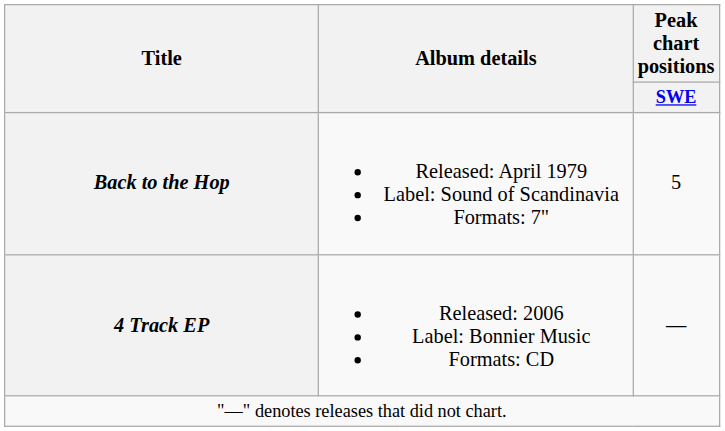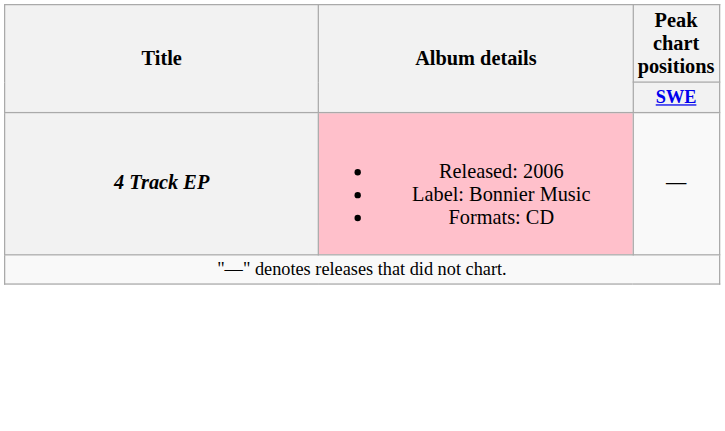- row: (162, 183)
(476, 336) no background -> (476, 195) pink background
